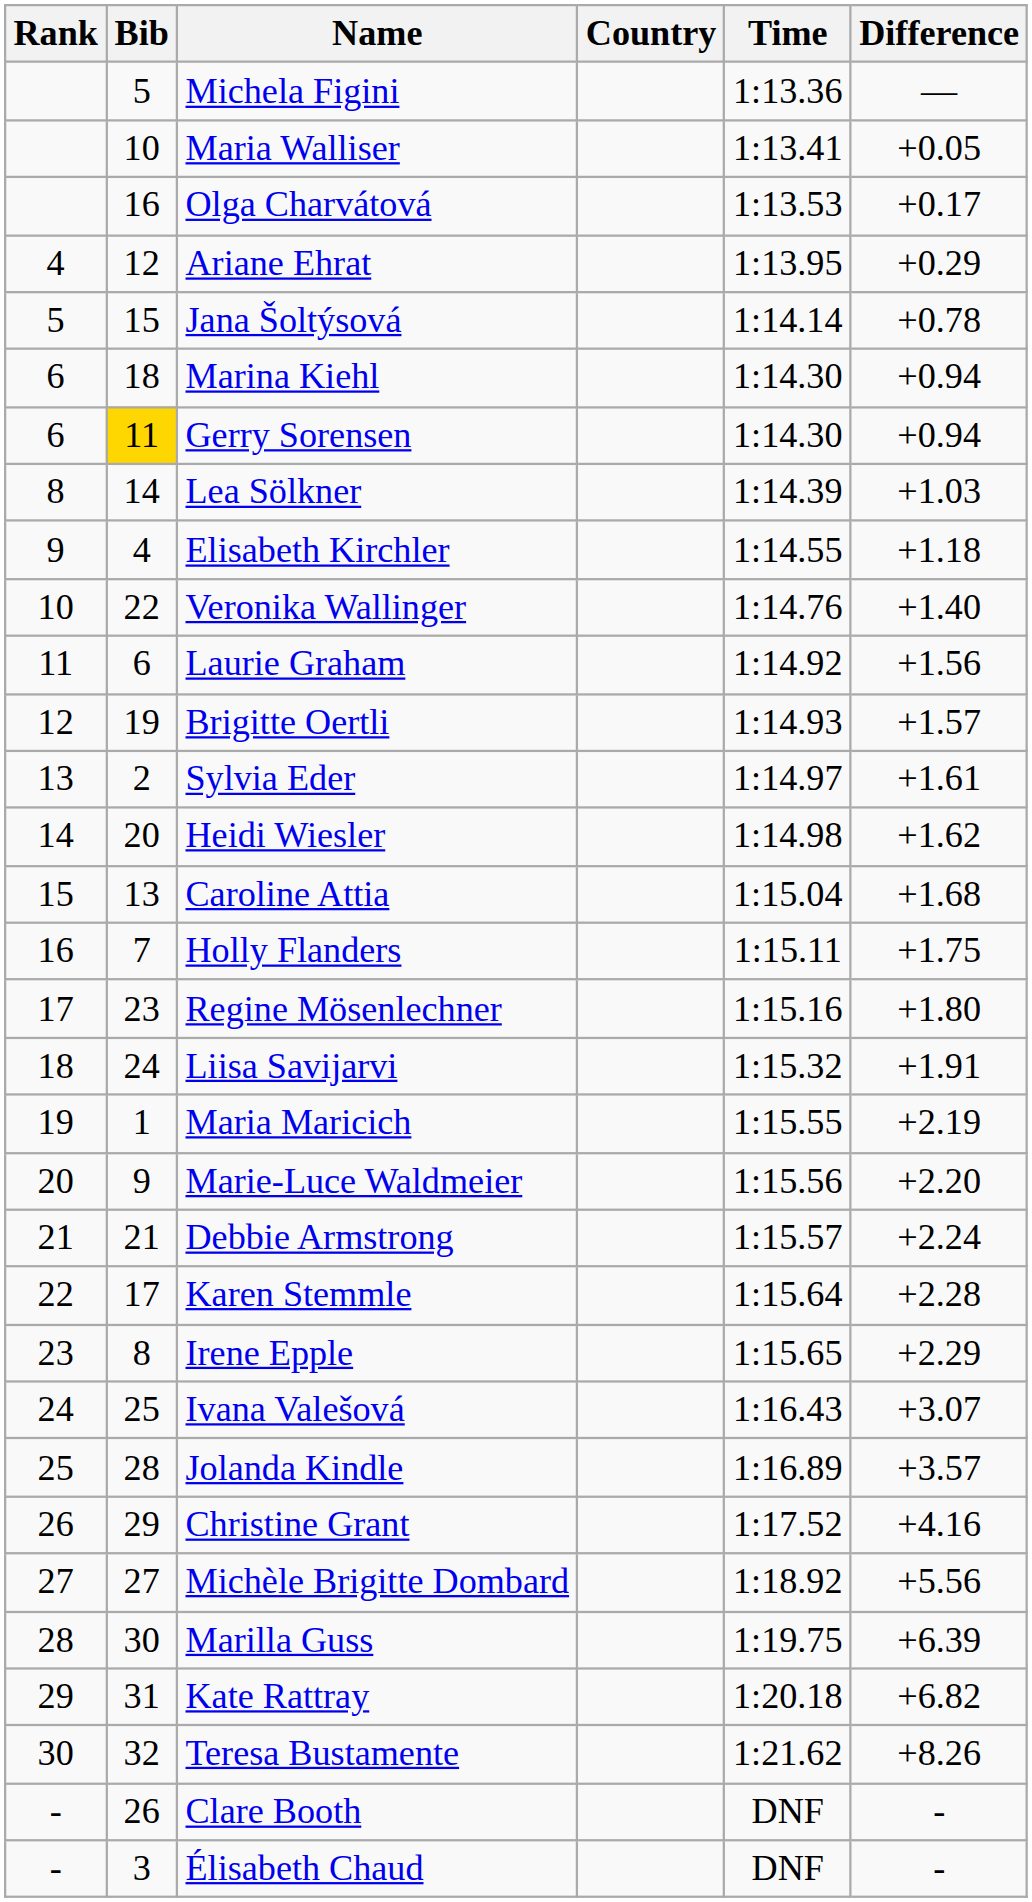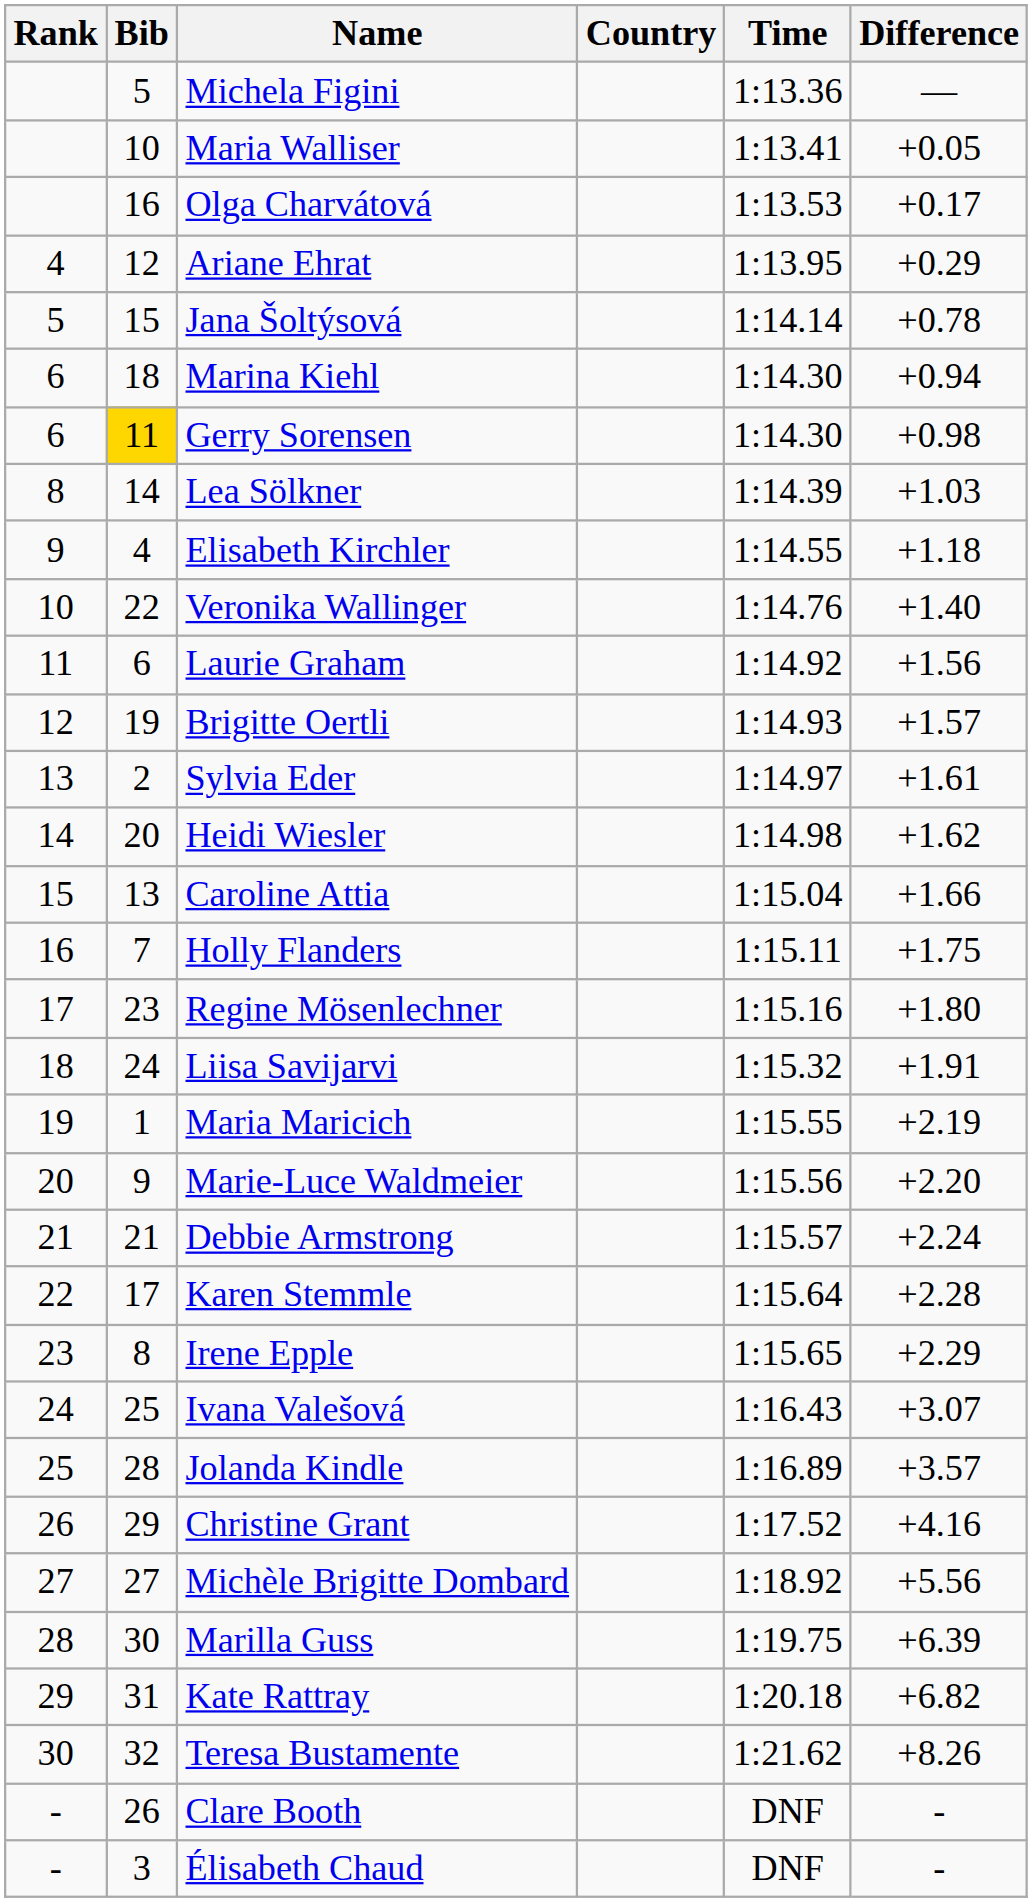(939, 434) +0.94 -> (939, 434) +0.98
(939, 893) +1.68 -> (939, 893) +1.66
